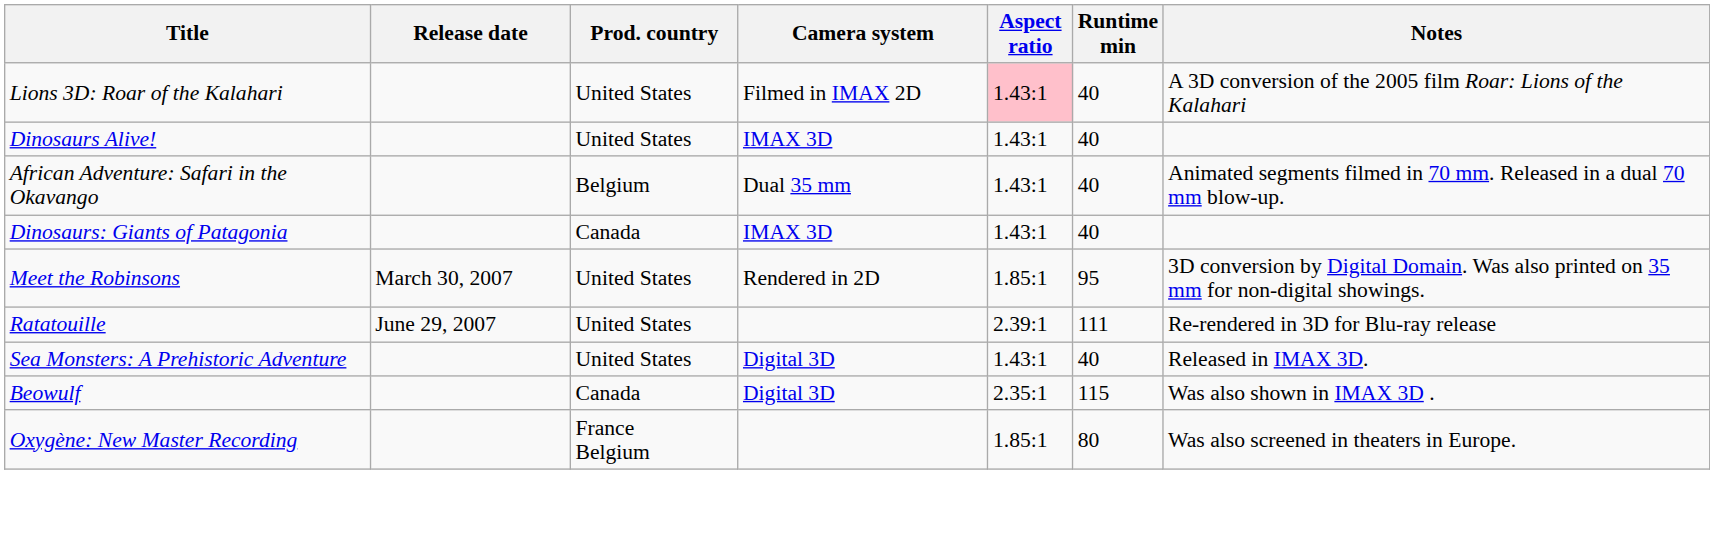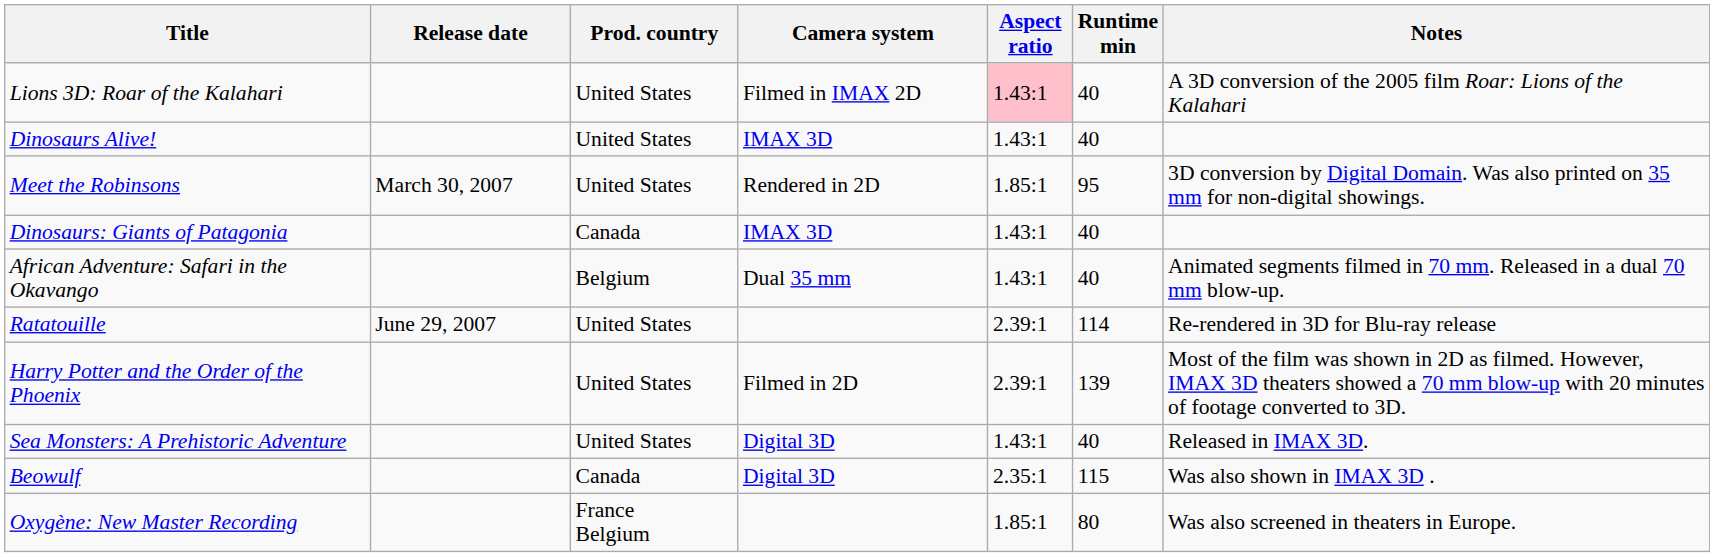rows swapped: (95, 277) <-> (148, 185)
(1093, 324) 111 -> (1094, 324) 114
+ row: (156, 382)
